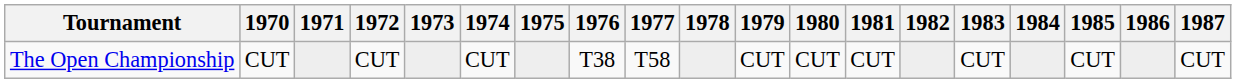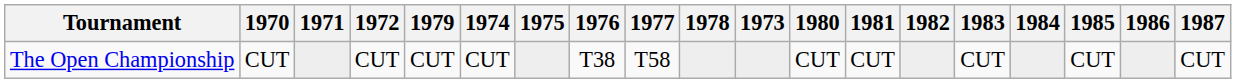columns swapped: (432, 23) <-> (762, 23)
